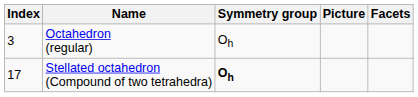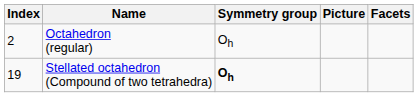(11, 41) 3 -> (11, 41) 2
(14, 75) 17 -> (14, 75) 19
